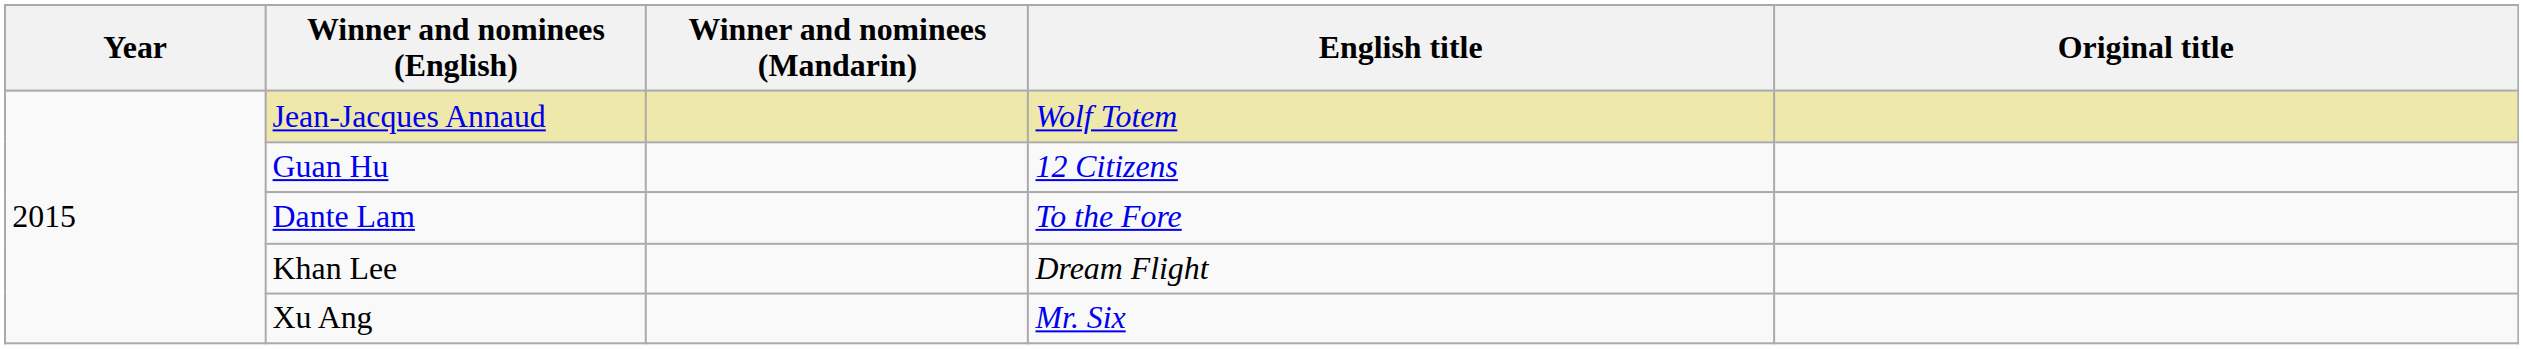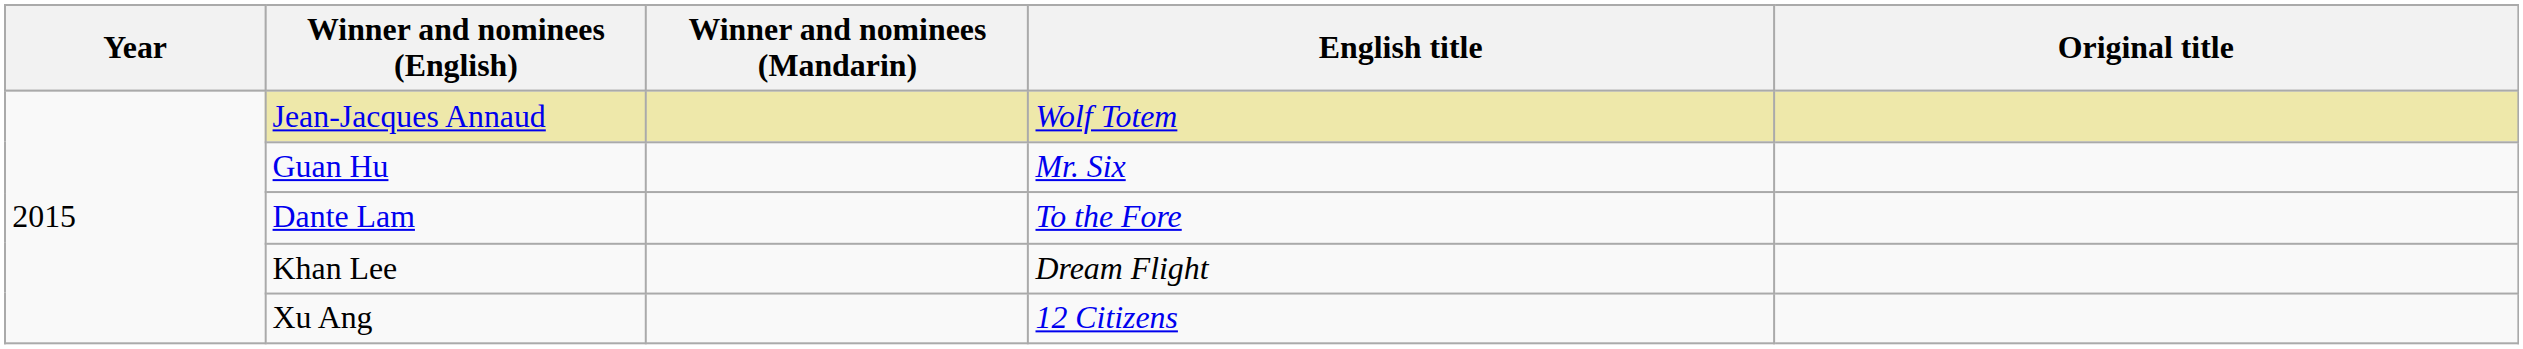(1107, 166) 12 Citizens -> (1081, 166) Mr. Six
(1081, 318) Mr. Six -> (1107, 318) 12 Citizens
